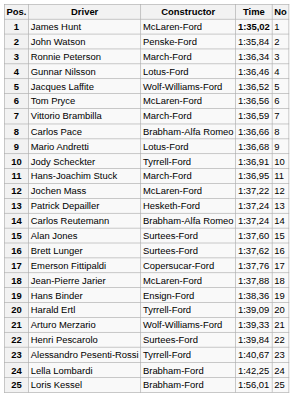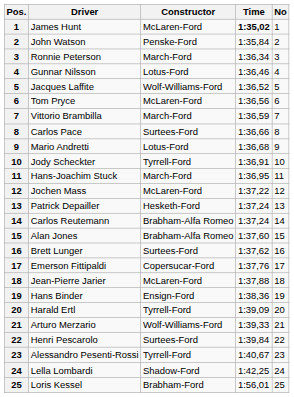(188, 131) Brabham-Alfa Romeo -> (170, 131) Surtees-Ford
(170, 236) Surtees-Ford -> (188, 236) Brabham-Alfa Romeo
(173, 370) Brabham-Ford -> (171, 370) Shadow-Ford
